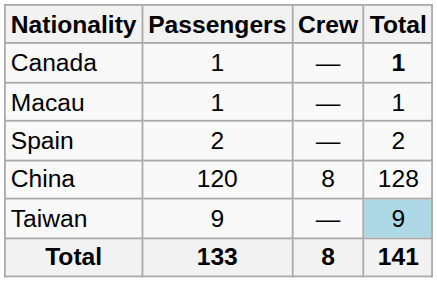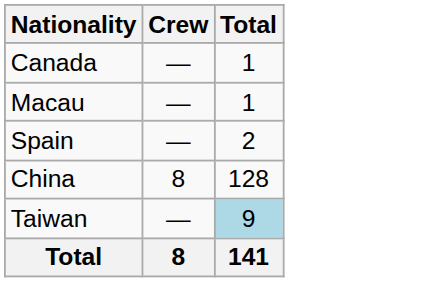- column: (217, 24)
(398, 63) bold -> (248, 63) normal
